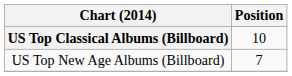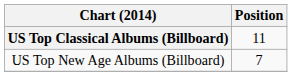(259, 37) 10 -> (259, 37) 11
